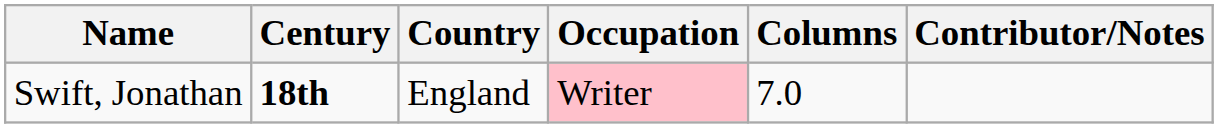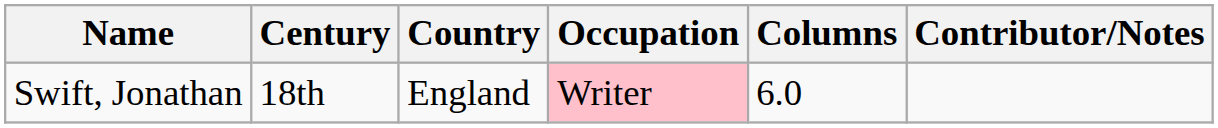(294, 92) bold -> (292, 92) normal
(779, 92) 7.0 -> (779, 92) 6.0
